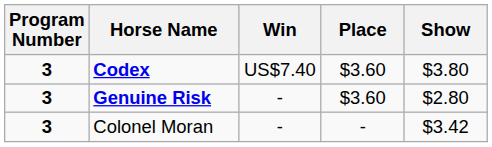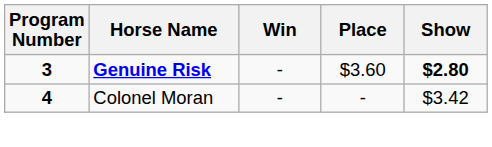- row: (122, 69)
(446, 98) normal -> (446, 69) bold
(47, 127) 3 -> (47, 98) 4
